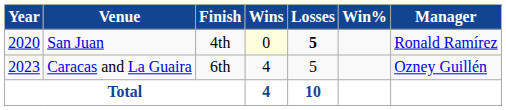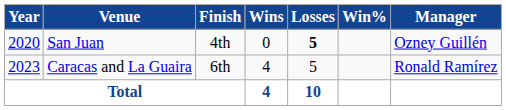(266, 42) lightyellow background -> (266, 42) no background
(446, 42) Ronald Ramírez -> (441, 42) Ozney Guillén
(441, 67) Ozney Guillén -> (446, 67) Ronald Ramírez
